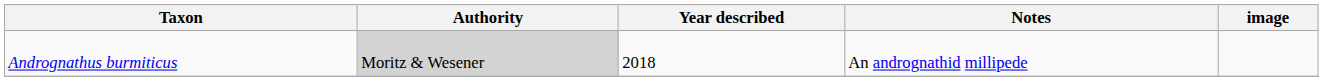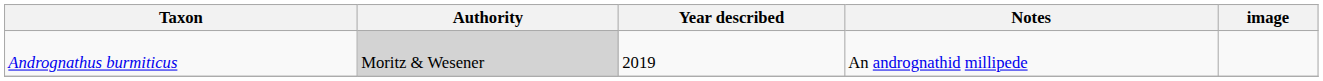(639, 62) 2018 -> (639, 62) 2019
